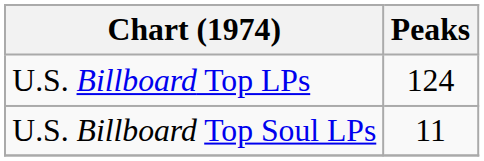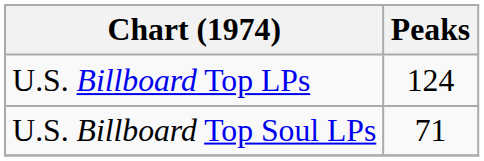(430, 130) 11 -> (430, 130) 71
